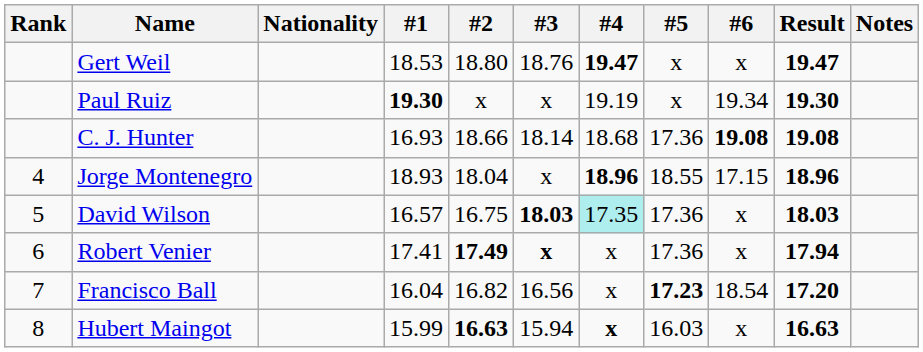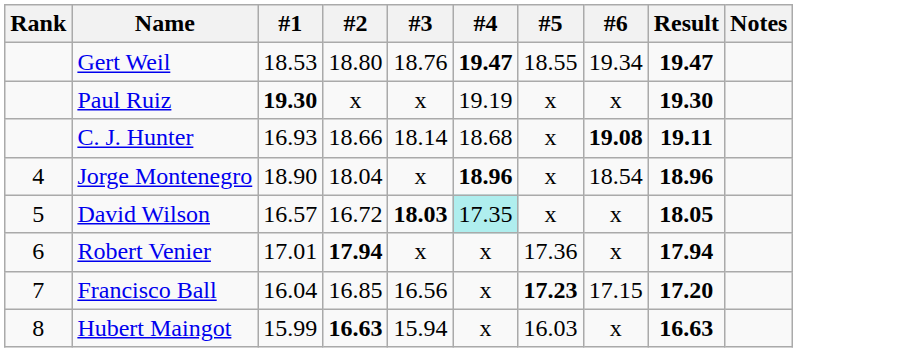- column: (321, 23)
(676, 61) x -> (551, 61) 18.55
(741, 61) x -> (616, 61) 19.34
(741, 99) 19.34 -> (616, 99) x
(676, 137) 17.36 -> (551, 137) x
(812, 137) 19.08 -> (686, 137) 19.11
(416, 175) 18.93 -> (290, 175) 18.90
(676, 175) 18.55 -> (551, 175) x
(741, 175) 17.15 -> (616, 175) 18.54
(481, 213) 16.75 -> (355, 213) 16.72
(676, 213) 17.36 -> (551, 213) x
(812, 213) 18.03 -> (686, 213) 18.05
(416, 251) 17.41 -> (290, 251) 17.01
(481, 251) 17.49 -> (355, 251) 17.94
(546, 251) bold -> (420, 251) normal
(481, 289) 16.82 -> (355, 289) 16.85
(741, 289) 18.54 -> (616, 289) 17.15
(611, 328) bold -> (486, 328) normal
